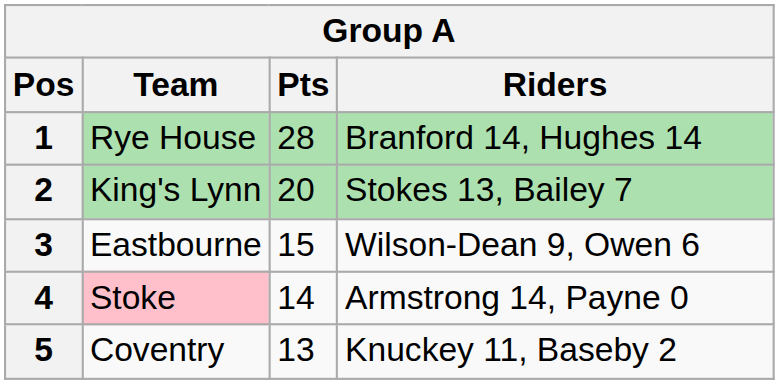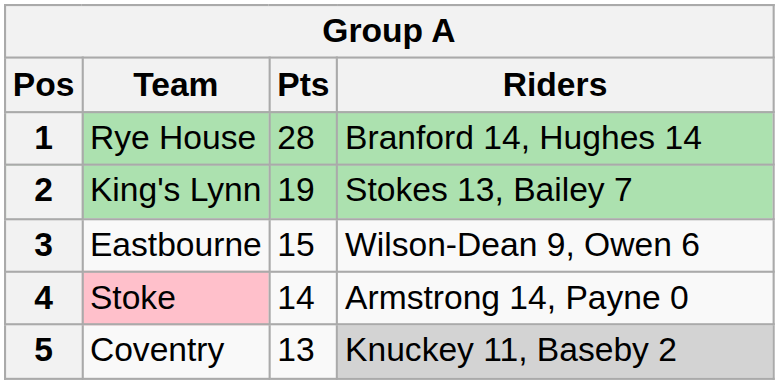(296, 191) 20 -> (296, 191) 19
(511, 350) no background -> (511, 350) lightgrey background
